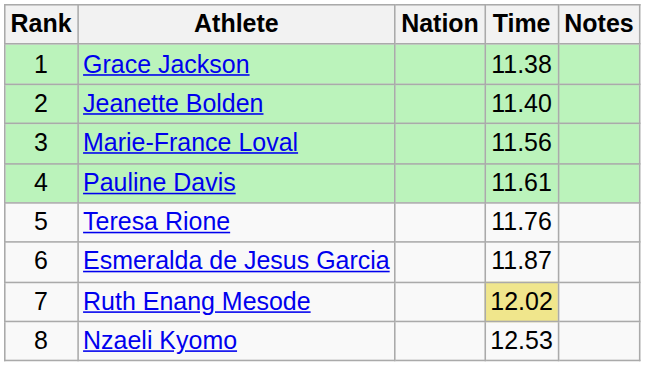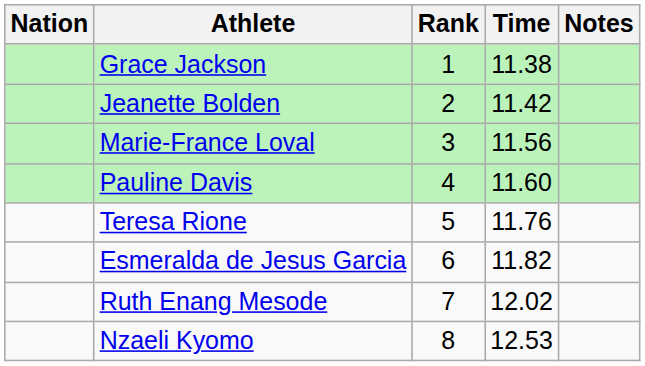columns swapped: (41, 24) <-> (440, 24)
(522, 103) 11.40 -> (522, 103) 11.42
(522, 182) 11.61 -> (522, 182) 11.60
(522, 261) 11.87 -> (522, 261) 11.82
(522, 301) khaki background -> (522, 301) no background
